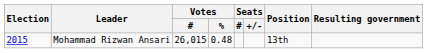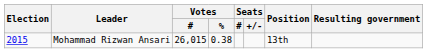(221, 40) 0.48 -> (221, 40) 0.38
